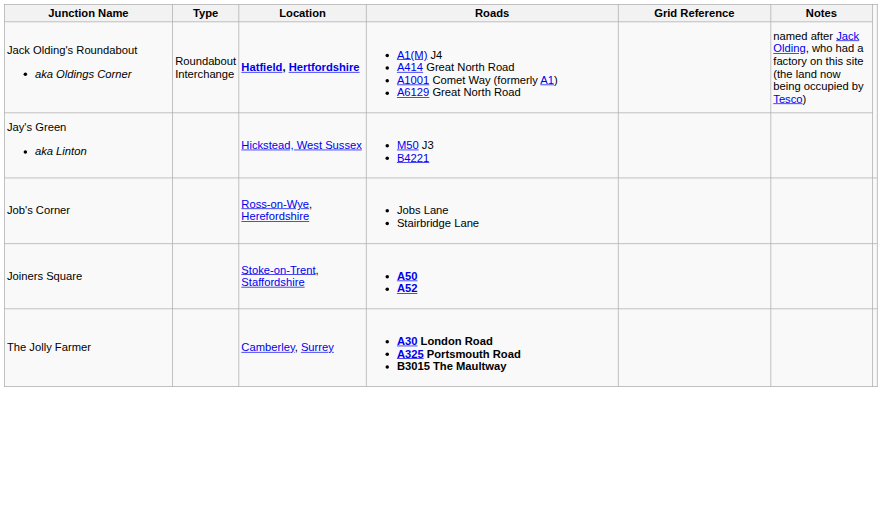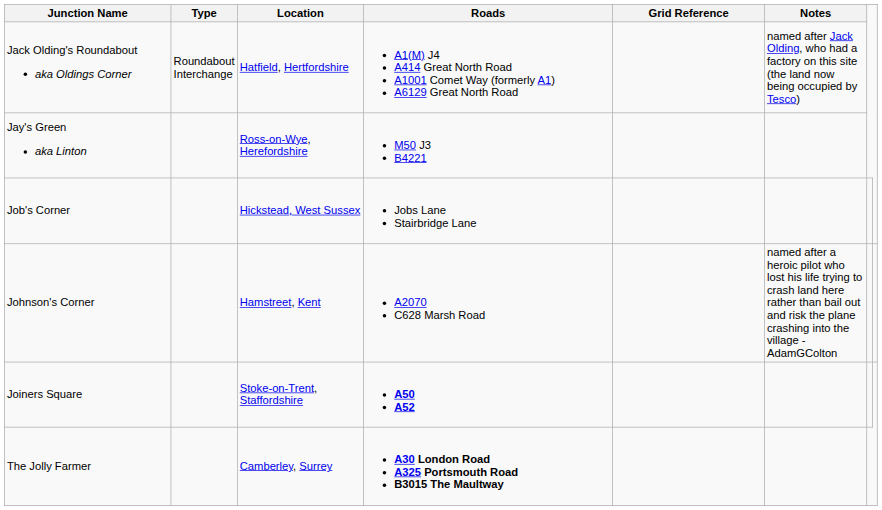(300, 67) bold -> (294, 67) normal
(302, 145) Hickstead, West Sussex -> (275, 145) Ross-on-Wye, Herefordshire
(277, 210) Ross-on-Wye, Herefordshire -> (300, 210) Hickstead, West Sussex
+ row: (51, 302)
